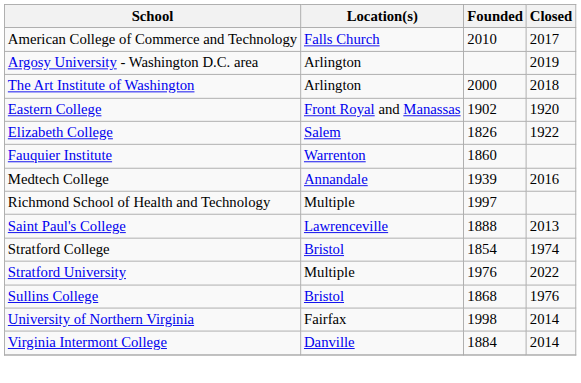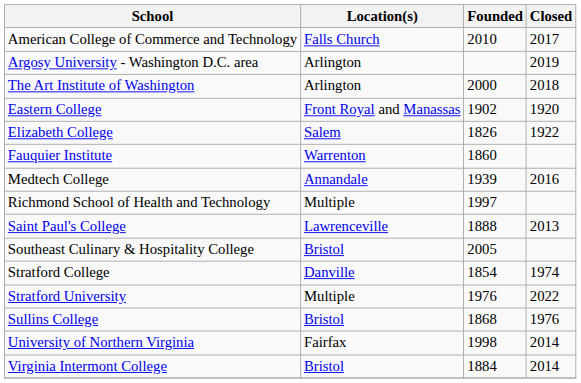+ row: (131, 249)
(324, 249) Bristol -> (329, 272) Danville
(329, 343) Danville -> (324, 366) Bristol
